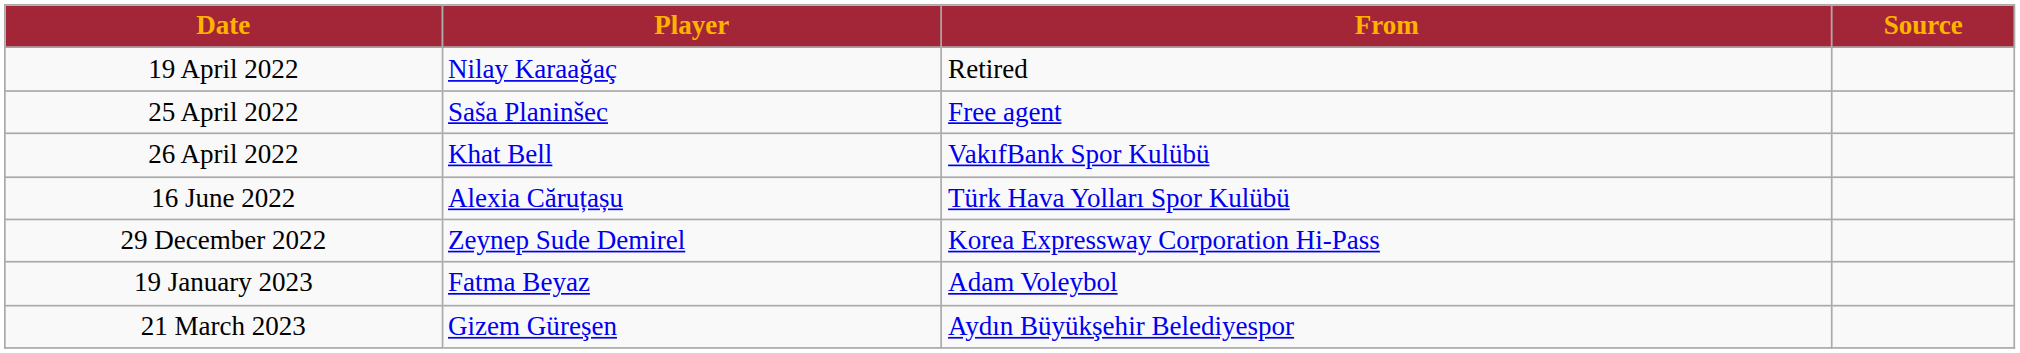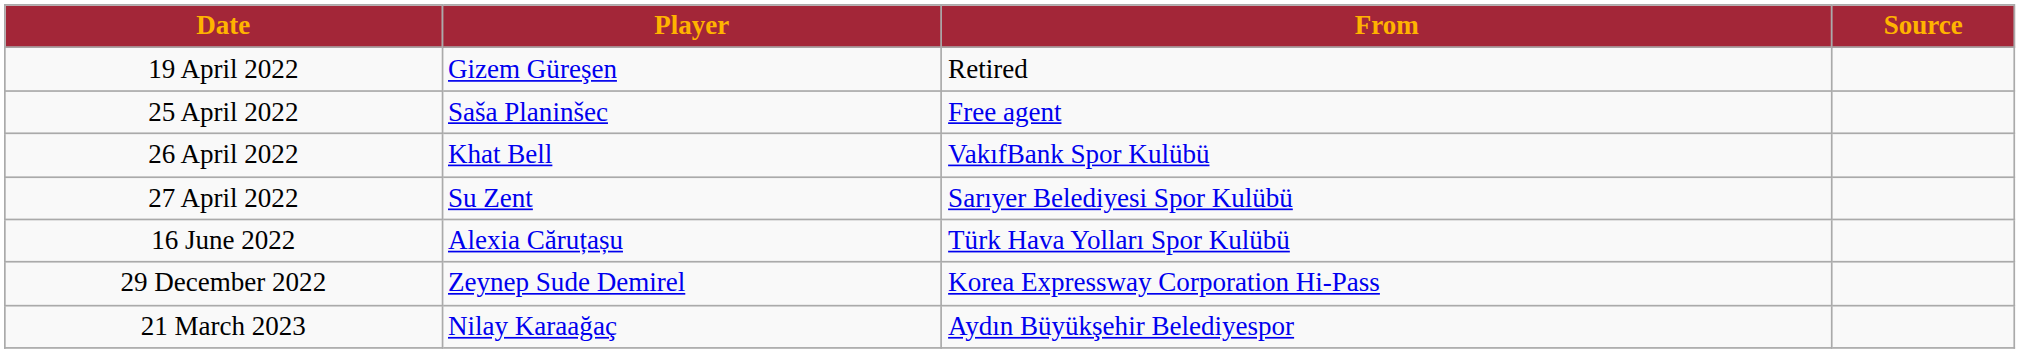(532, 68) Nilay Karaağaç -> (532, 68) Gizem Güreşen
+ row: (223, 197)
- row: (223, 283)
(532, 326) Gizem Güreşen -> (532, 326) Nilay Karaağaç
